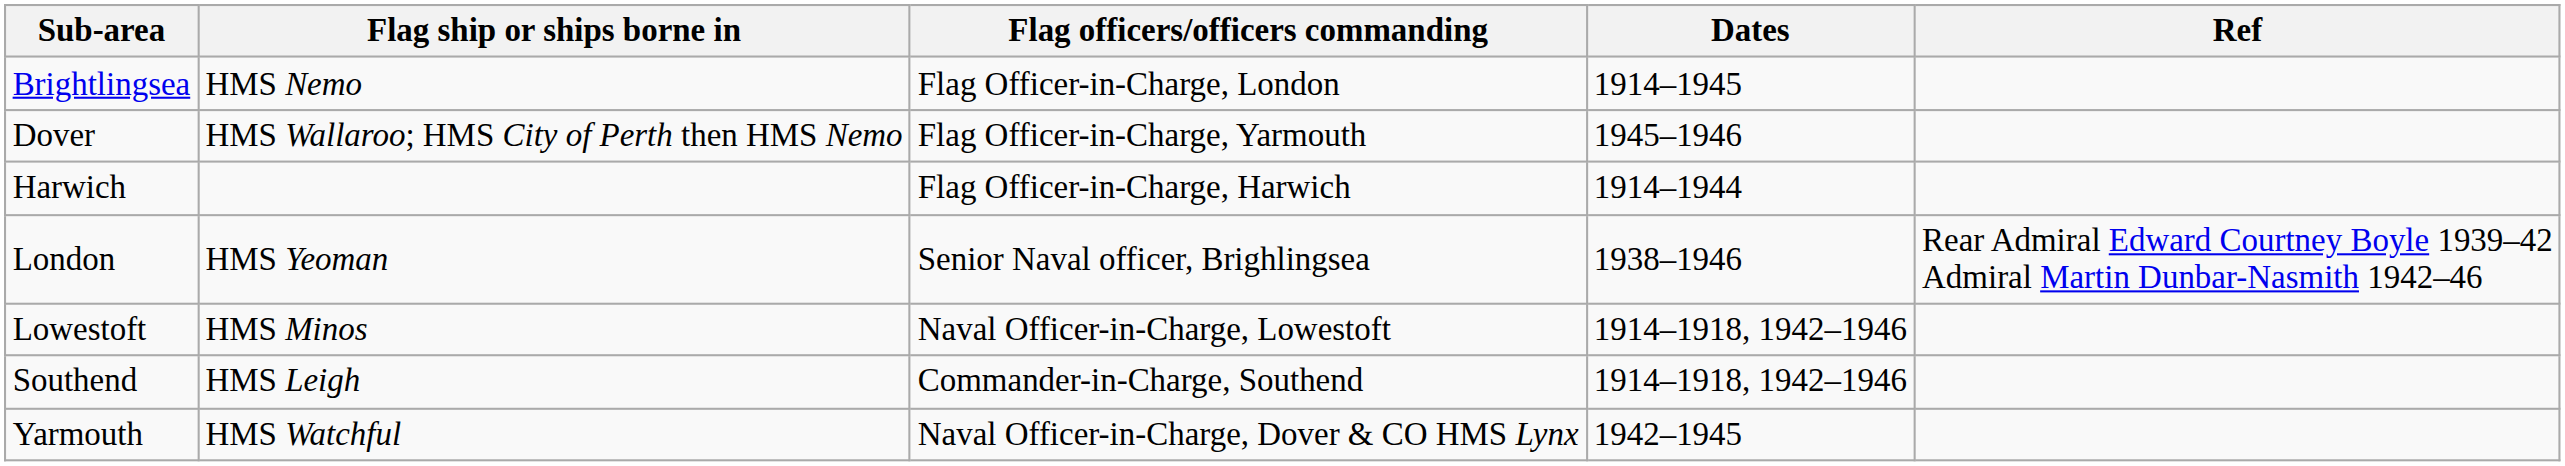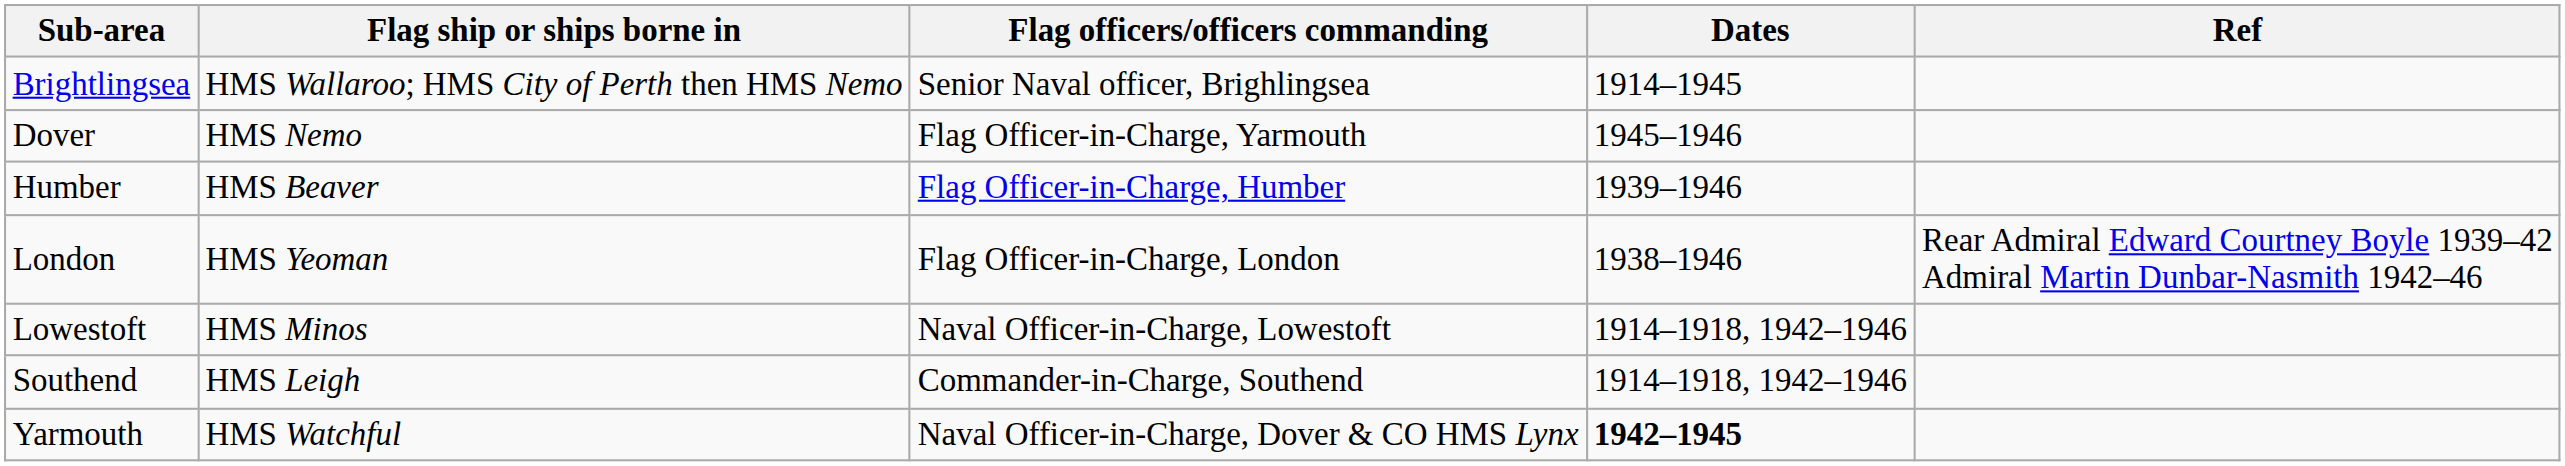(284, 82) HMS Nemo -> (554, 82) HMS Wallaroo; HMS City of Perth then HMS Nemo
(1129, 82) Flag Officer-in-Charge, London -> (1144, 82) Senior Naval officer, Brighlingsea
(554, 135) HMS Wallaroo; HMS City of Perth then HMS Nemo -> (284, 135) HMS Nemo
- row: (69, 187)
+ row: (67, 187)
(1144, 258) Senior Naval officer, Brighlingsea -> (1129, 258) Flag Officer-in-Charge, London
(1668, 433) normal -> (1668, 433) bold
